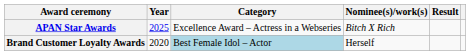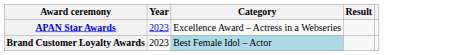- column: (386, 12)
(159, 27) 2025 -> (159, 27) 2023
(159, 43) 2020 -> (159, 43) 2023
